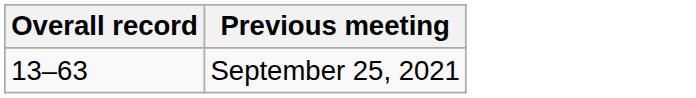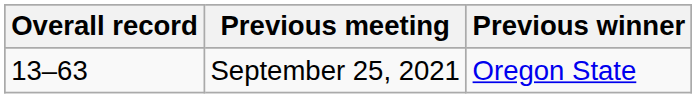+ column: (579, 26)
